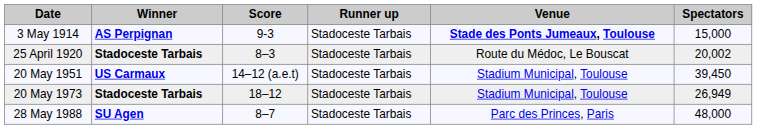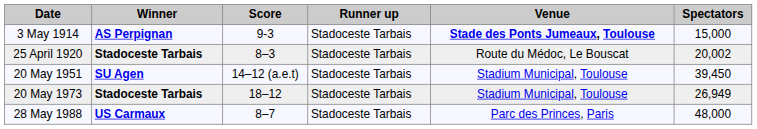(130, 74) US Carmaux -> (119, 74) SU Agen
(119, 114) SU Agen -> (130, 114) US Carmaux
